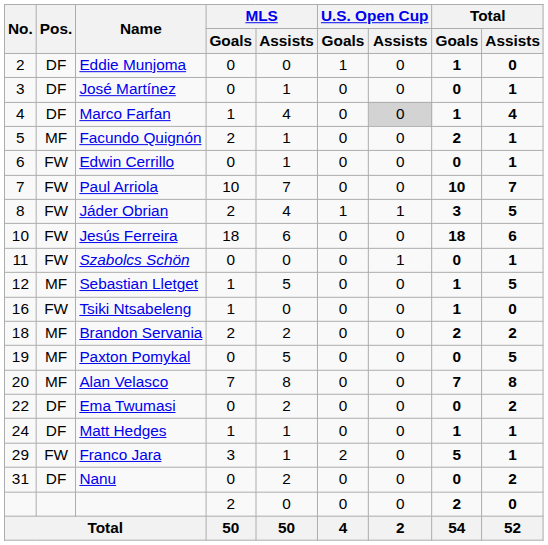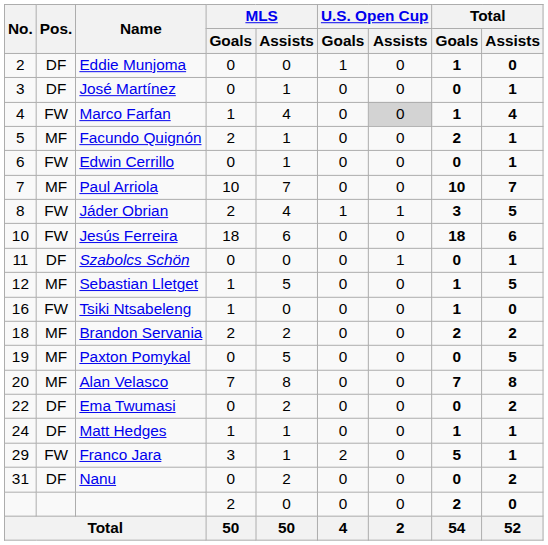(56, 114) DF -> (56, 114) FW
(56, 187) FW -> (56, 187) MF
(56, 260) FW -> (56, 260) DF
